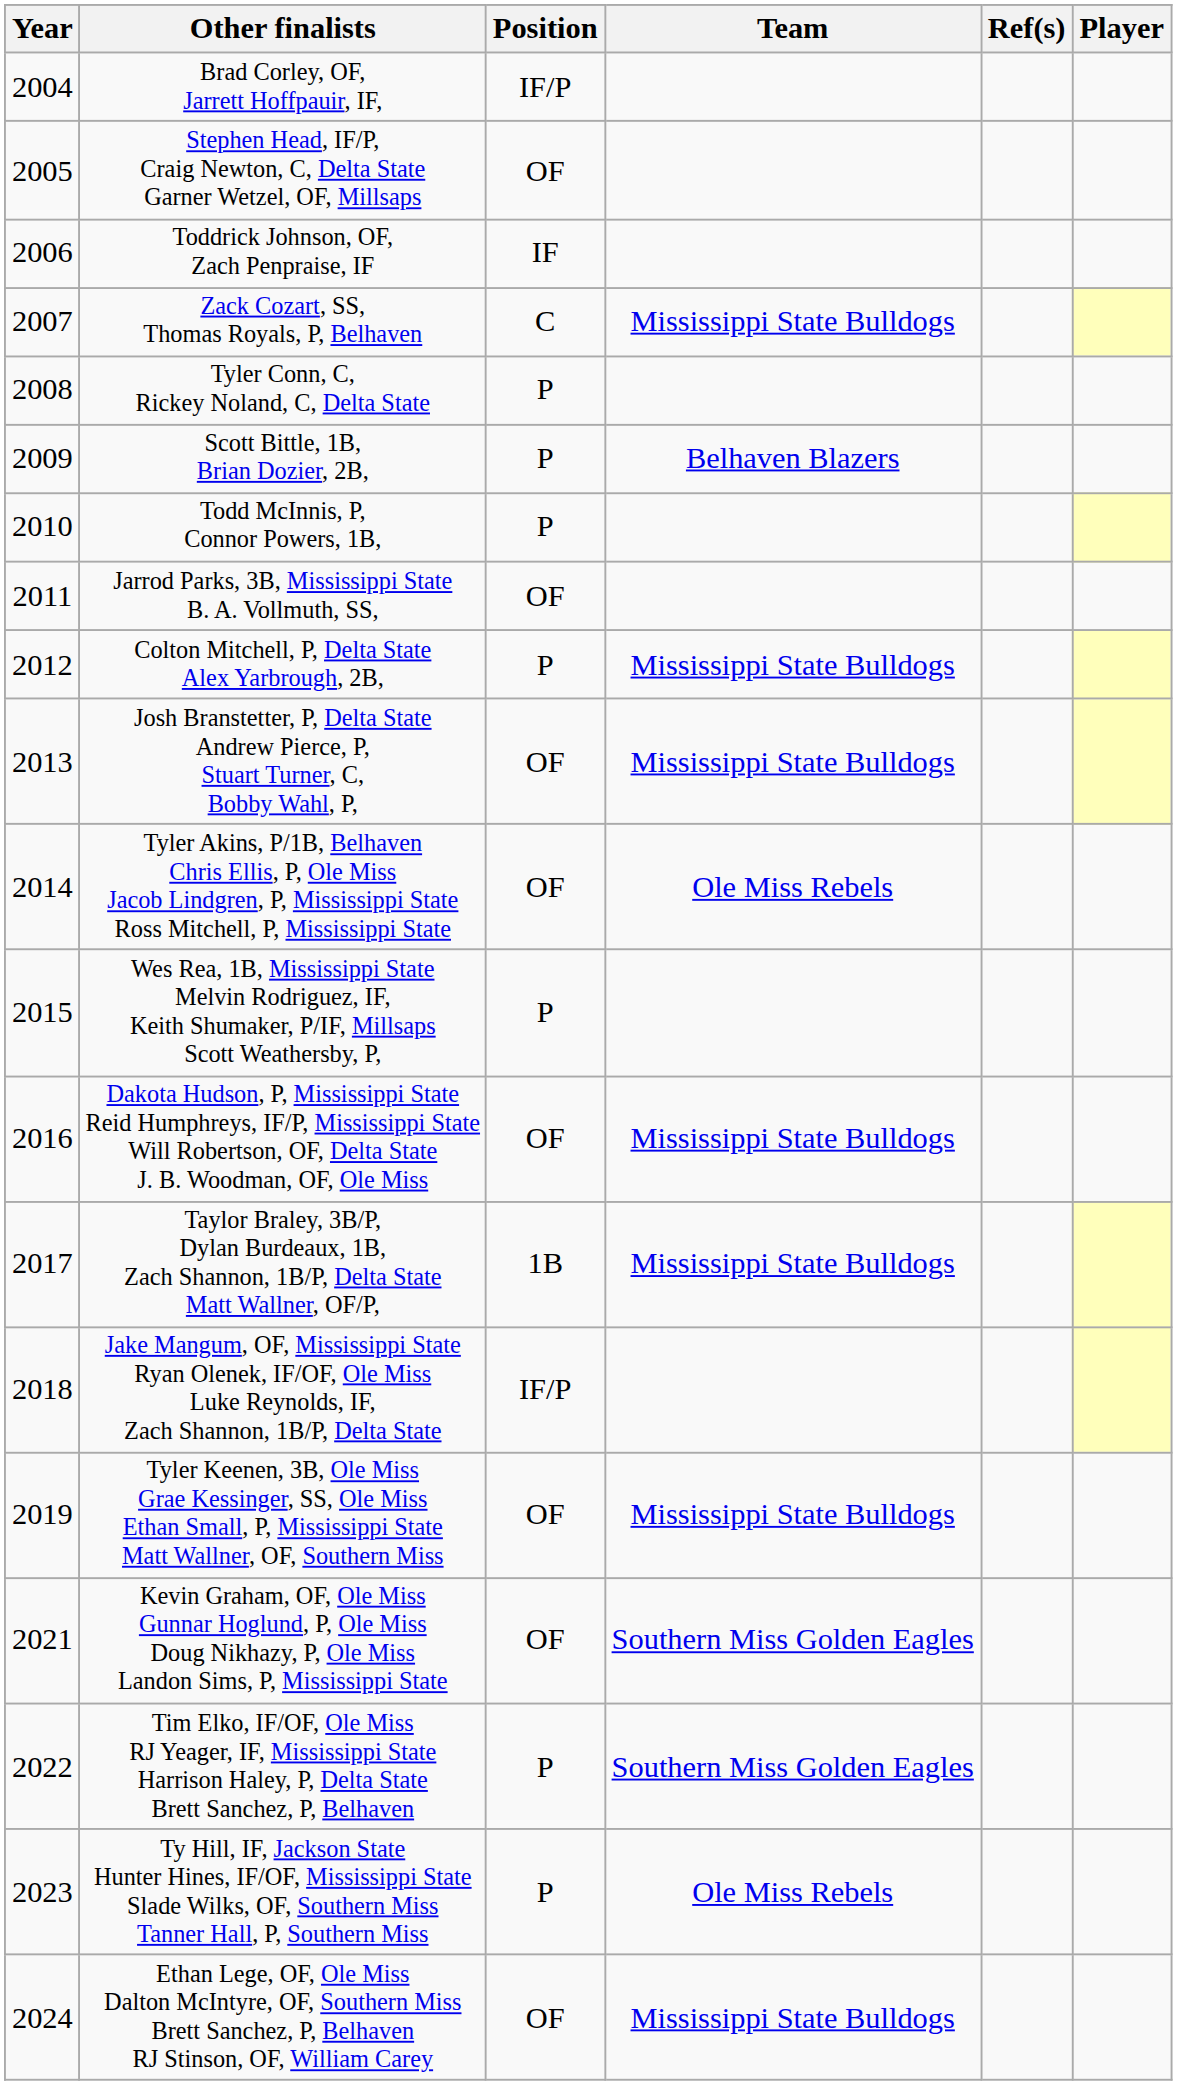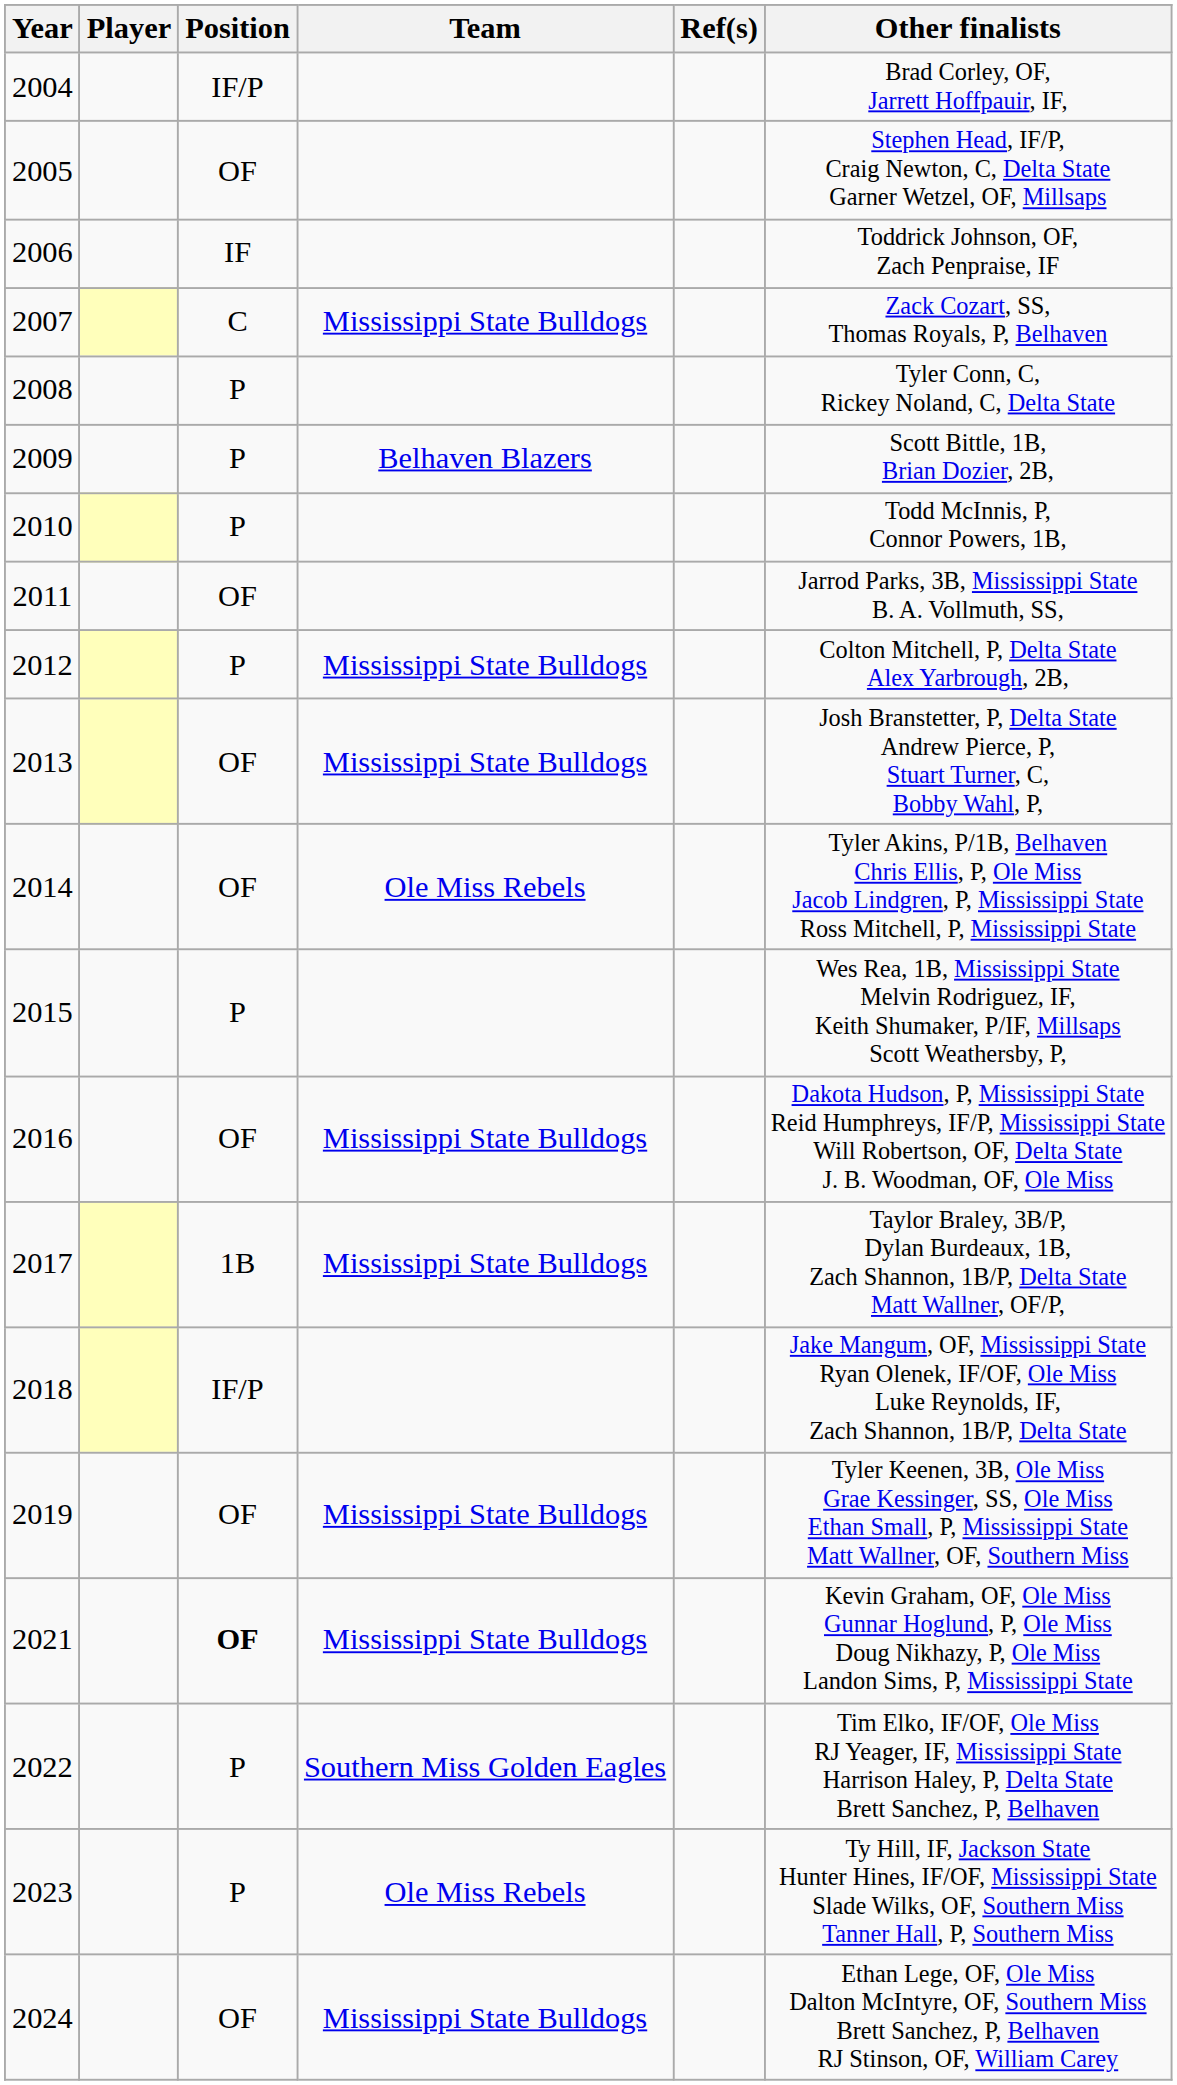columns swapped: (1122, 28) <-> (283, 28)
(545, 1640) normal -> (238, 1640) bold
(793, 1640) Southern Miss Golden Eagles -> (485, 1640) Mississippi State Bulldogs
